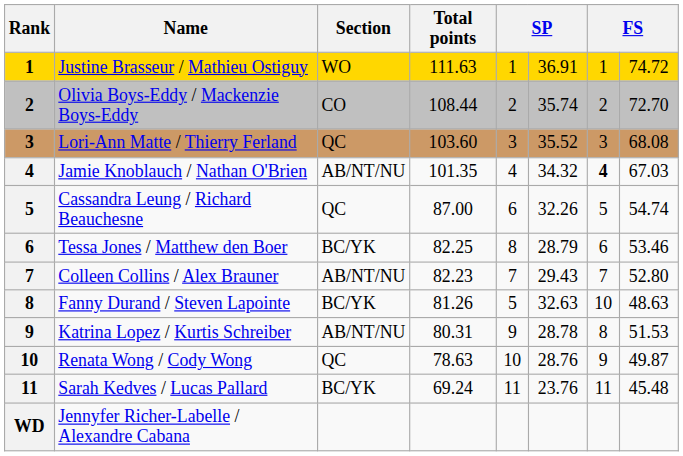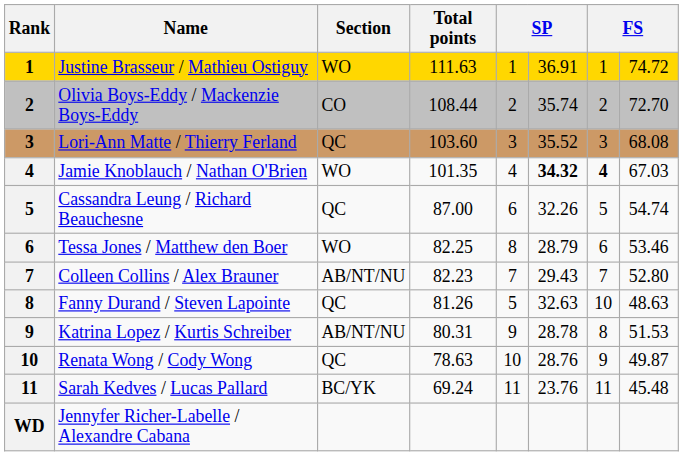(363, 171) AB/NT/NU -> (336, 171) WO
(558, 171) normal -> (558, 171) bold
(349, 247) BC/YK -> (336, 247) WO
(349, 303) BC/YK -> (334, 303) QC
